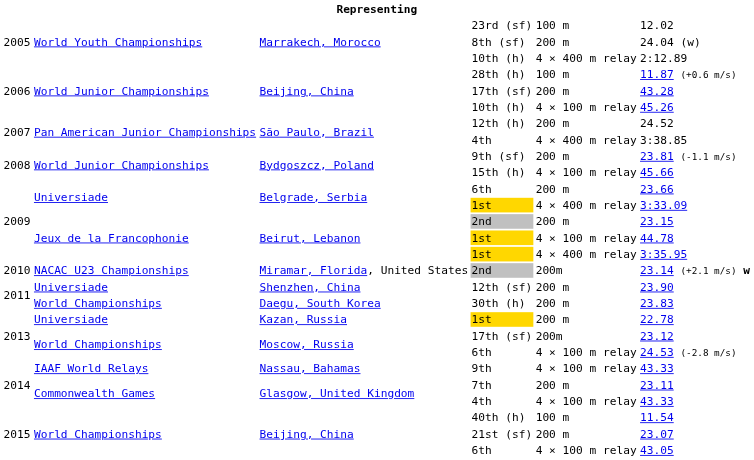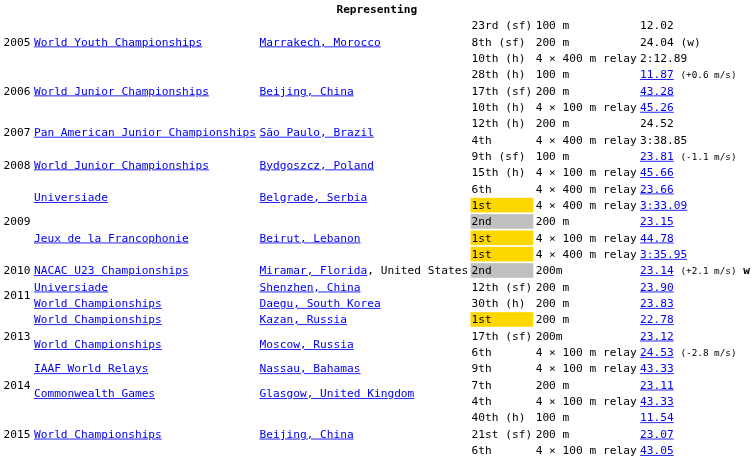(552, 156) 200 m -> (552, 156) 100 m
(552, 189) 200 m -> (586, 189) 4 × 400 m relay
(71, 319) Universiade -> (98, 319) World Championships
